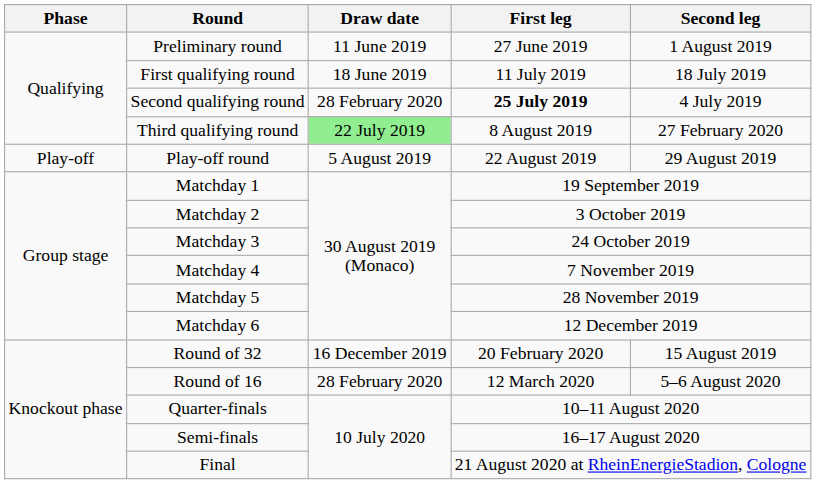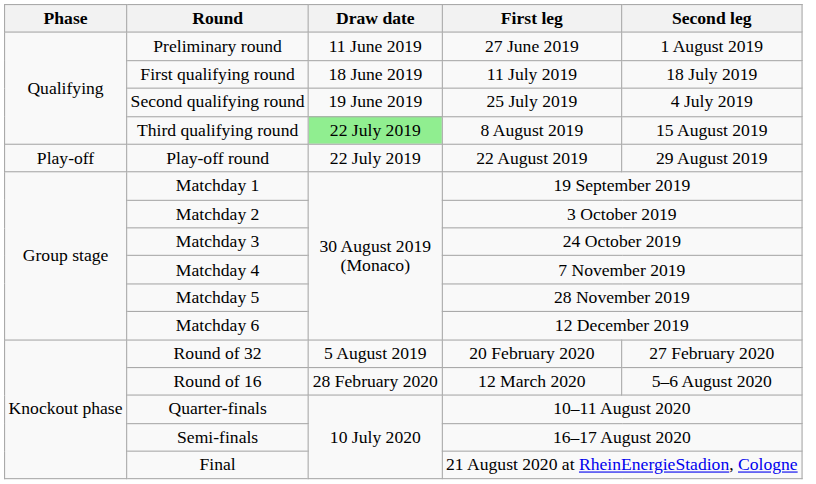(380, 102) 28 February 2020 -> (375, 102) 19 June 2019
(541, 102) bold -> (532, 102) normal
(721, 130) 27 February 2020 -> (712, 130) 15 August 2019
(380, 158) 5 August 2019 -> (375, 158) 22 July 2019
(380, 353) 16 December 2019 -> (375, 353) 5 August 2019
(721, 353) 15 August 2019 -> (712, 353) 27 February 2020
